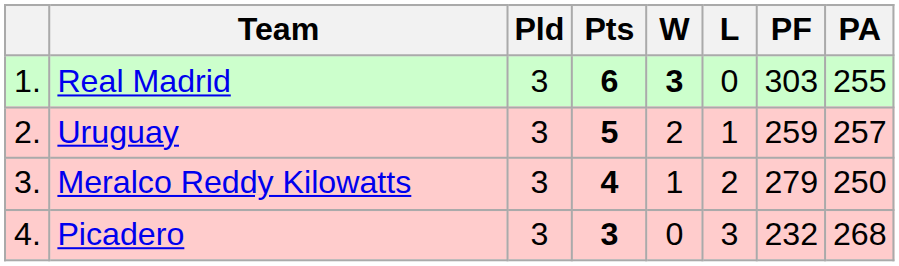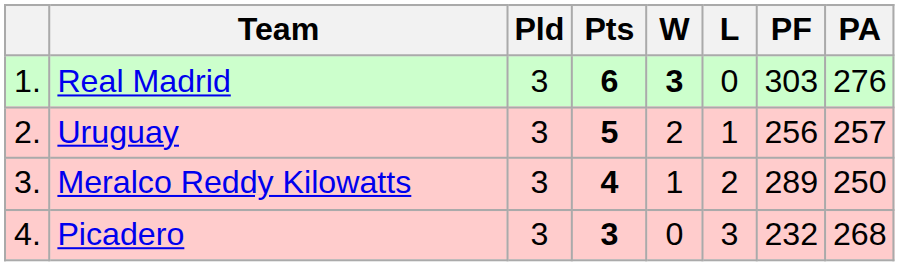(860, 81) 255 -> (860, 81) 276
(791, 132) 259 -> (791, 132) 256
(791, 183) 279 -> (791, 183) 289
